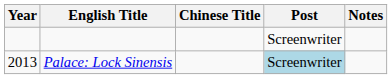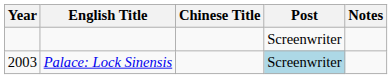(22, 62) 2013 -> (22, 62) 2003
